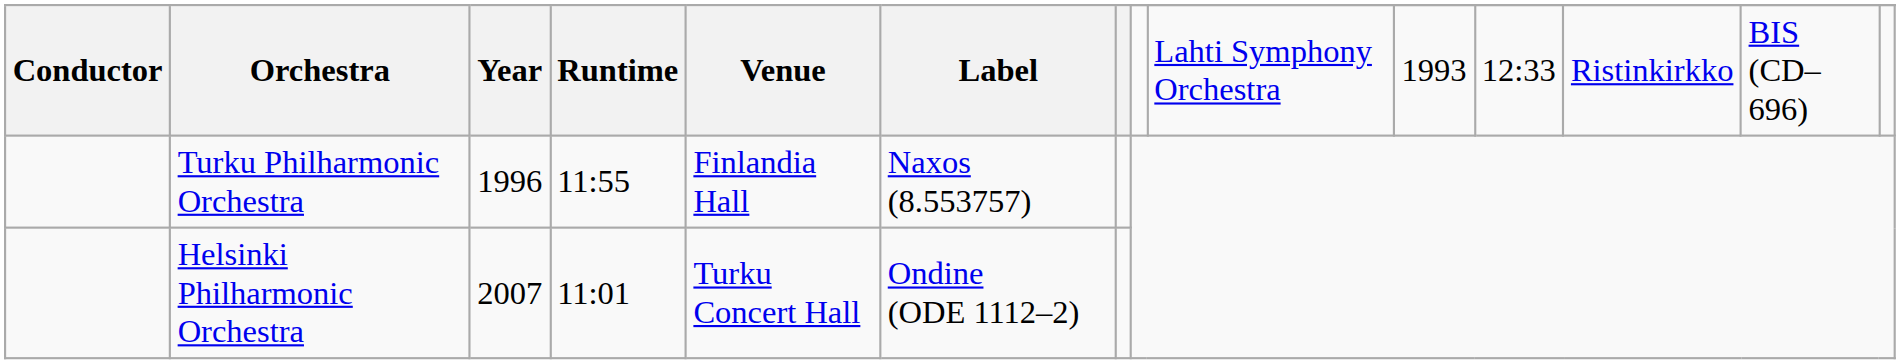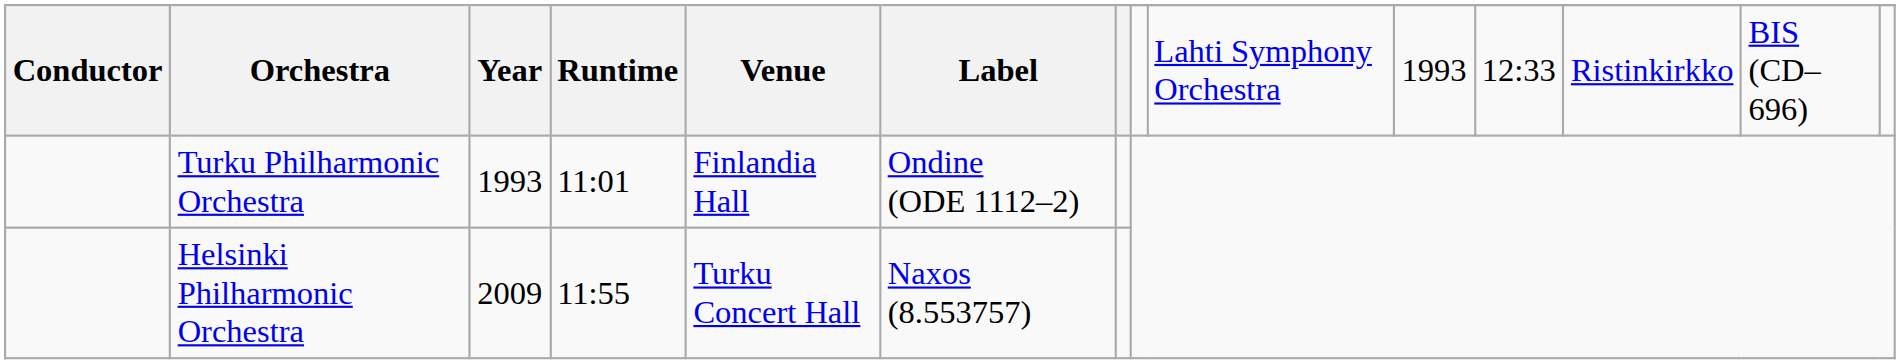(510, 181) 1996 -> (510, 181) 1993
(594, 181) 11:55 -> (594, 181) 11:01
(960, 181) Naxos (8.553757) -> (984, 181) Ondine (ODE 1112–2)
(510, 292) 2007 -> (510, 292) 2009
(594, 292) 11:01 -> (594, 292) 11:55
(984, 292) Ondine (ODE 1112–2) -> (960, 292) Naxos (8.553757)
